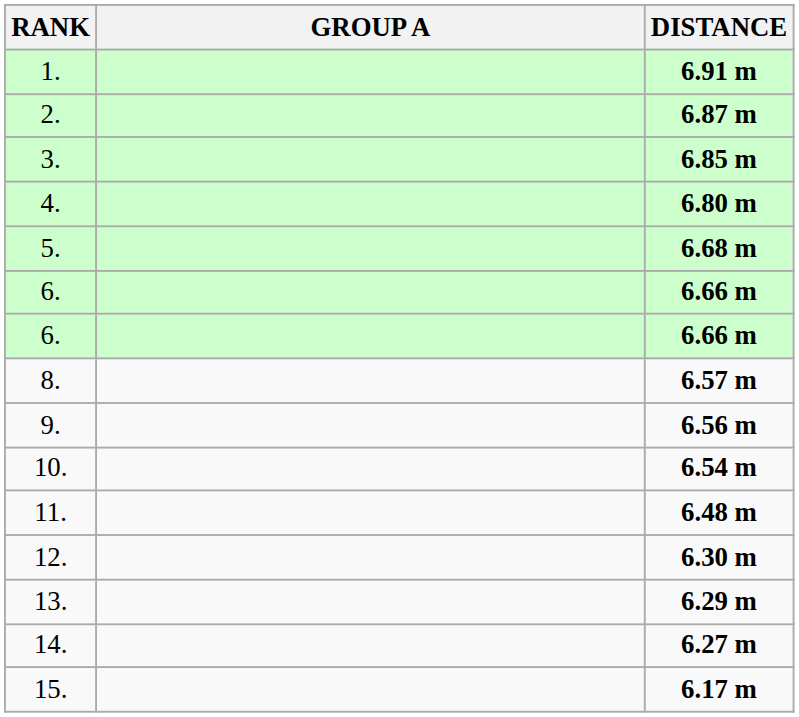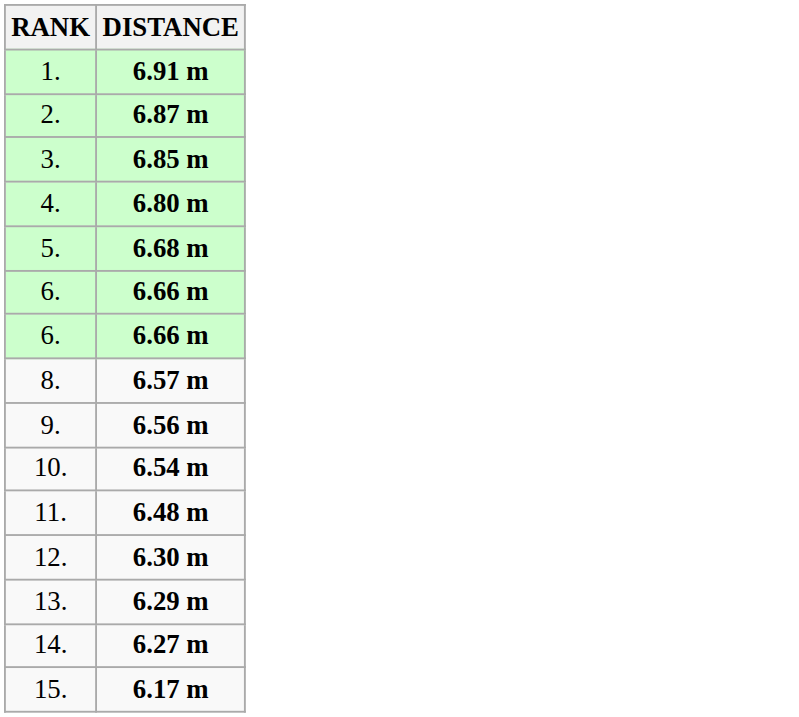- column: (370, 26)
